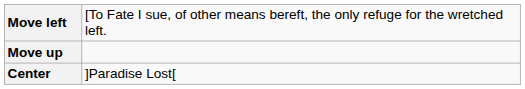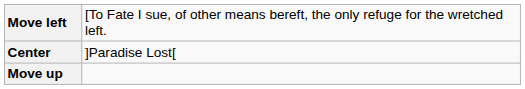rows swapped: (29, 73) <-> (35, 52)
